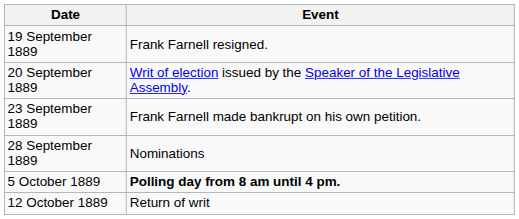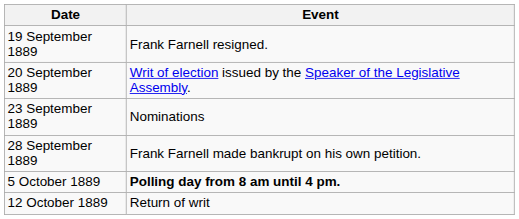(275, 116) Frank Farnell made bankrupt on his own petition. -> (167, 116) Nominations
(167, 153) Nominations -> (275, 153) Frank Farnell made bankrupt on his own petition.
